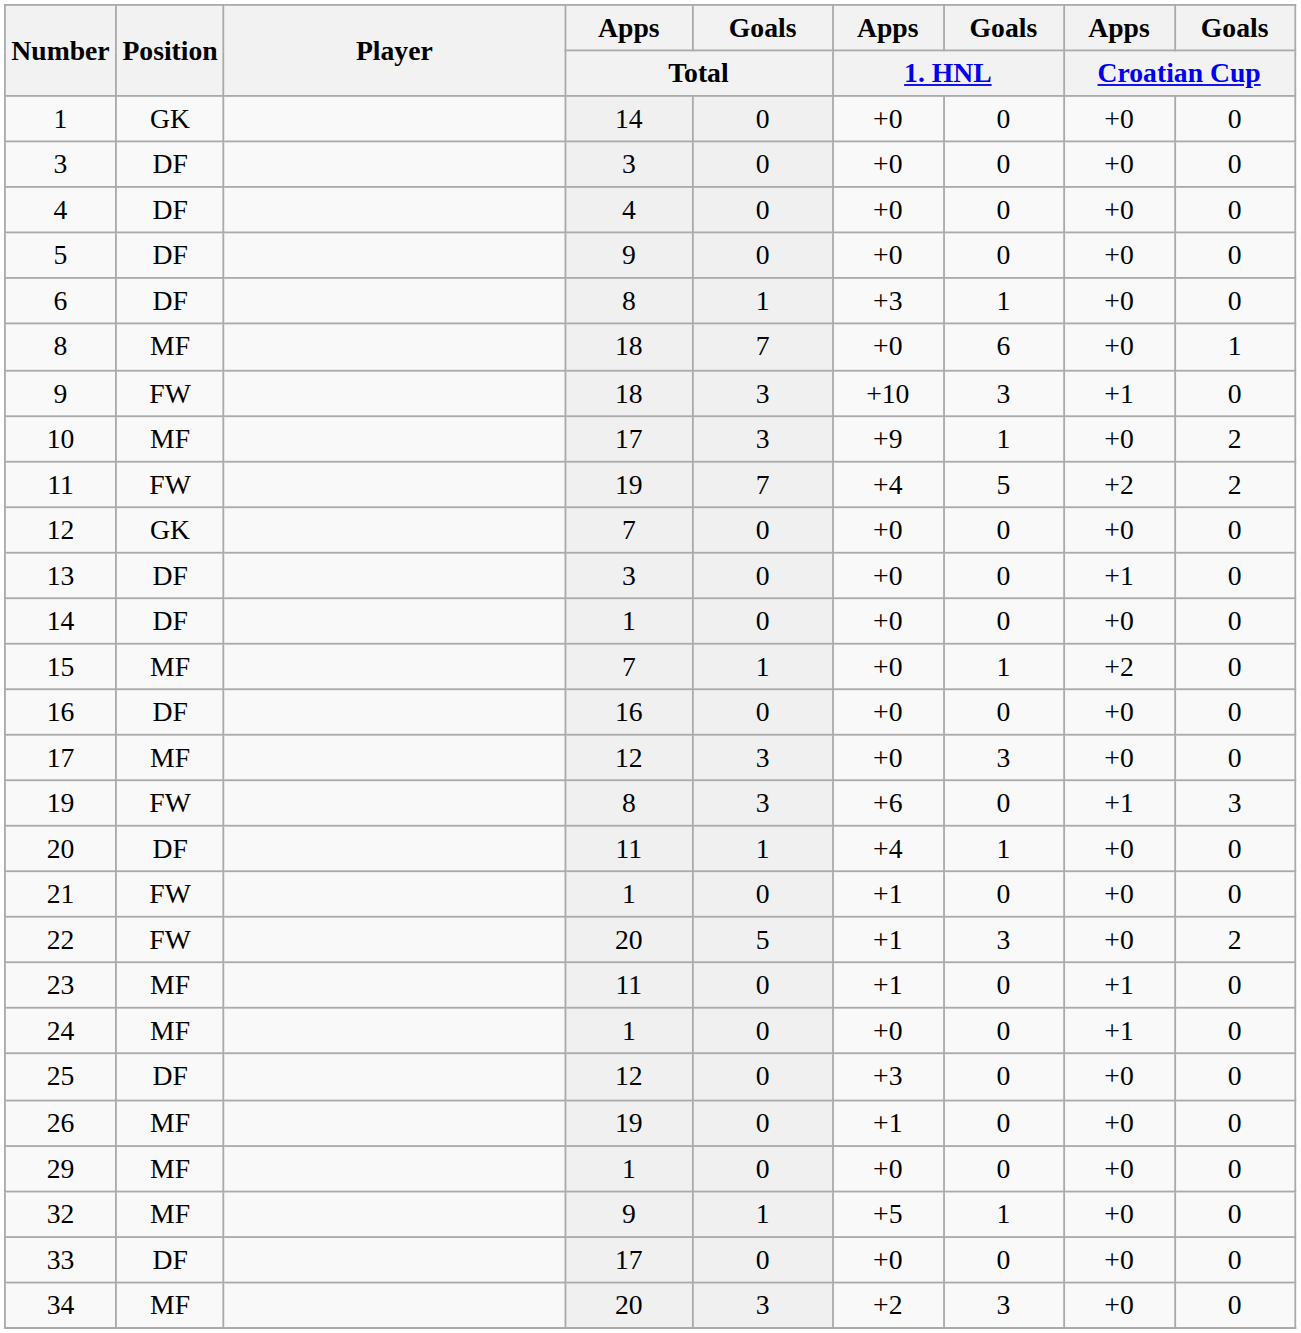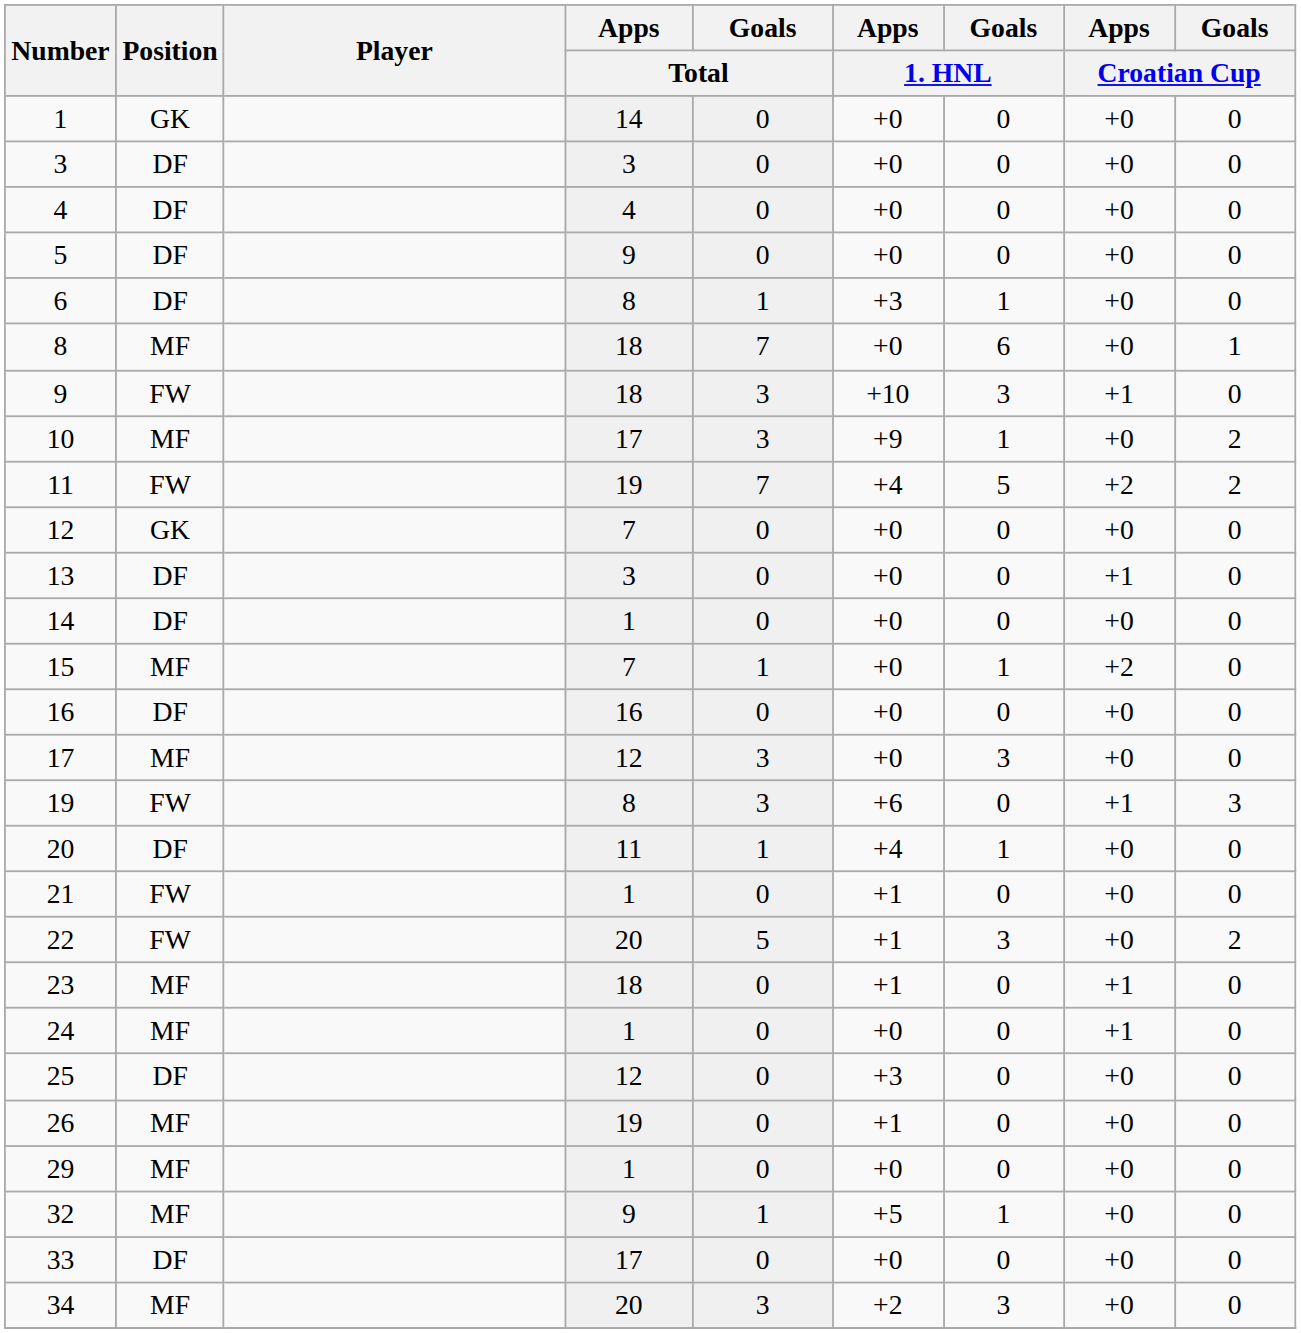(629, 985) 11 -> (629, 985) 18
